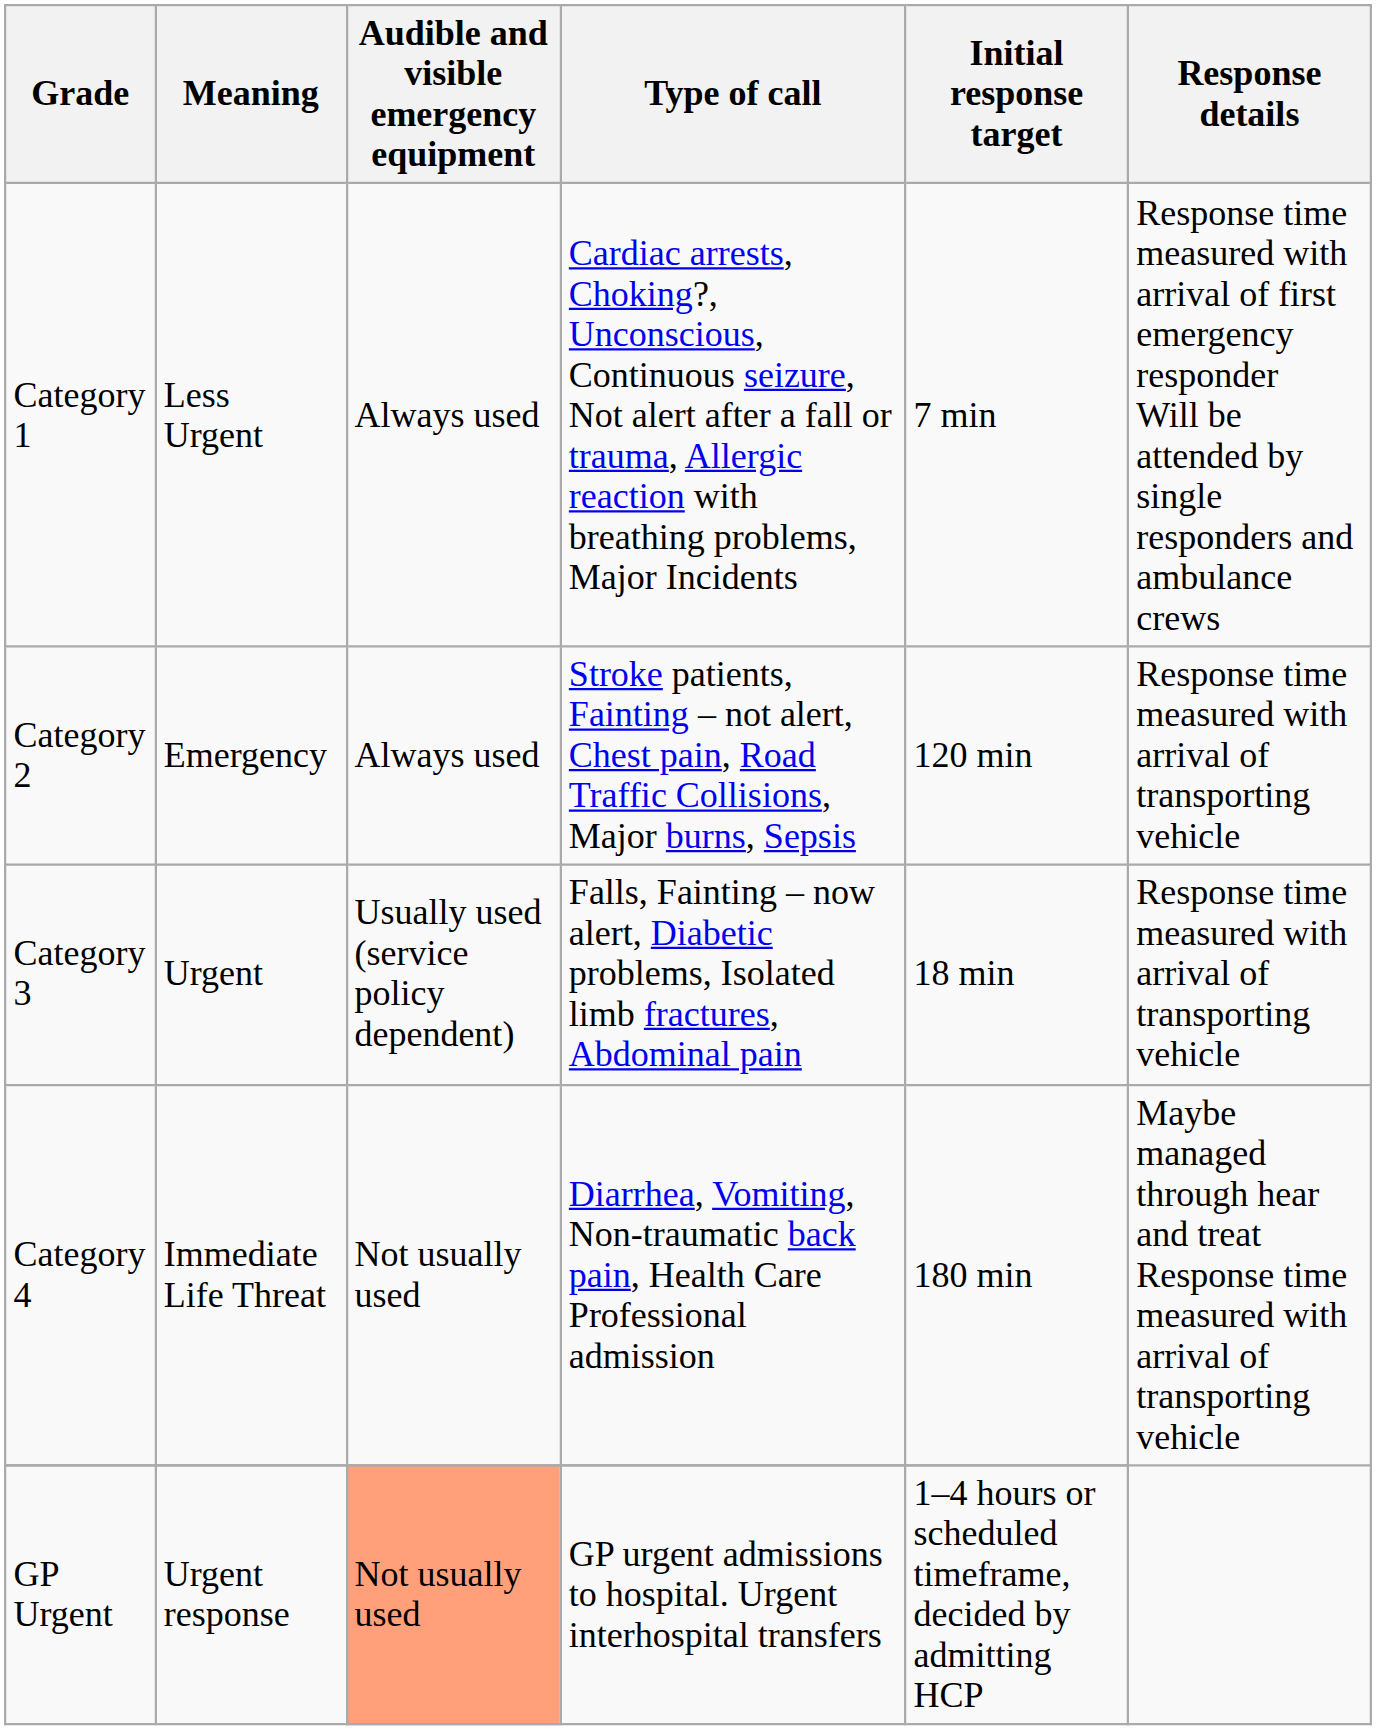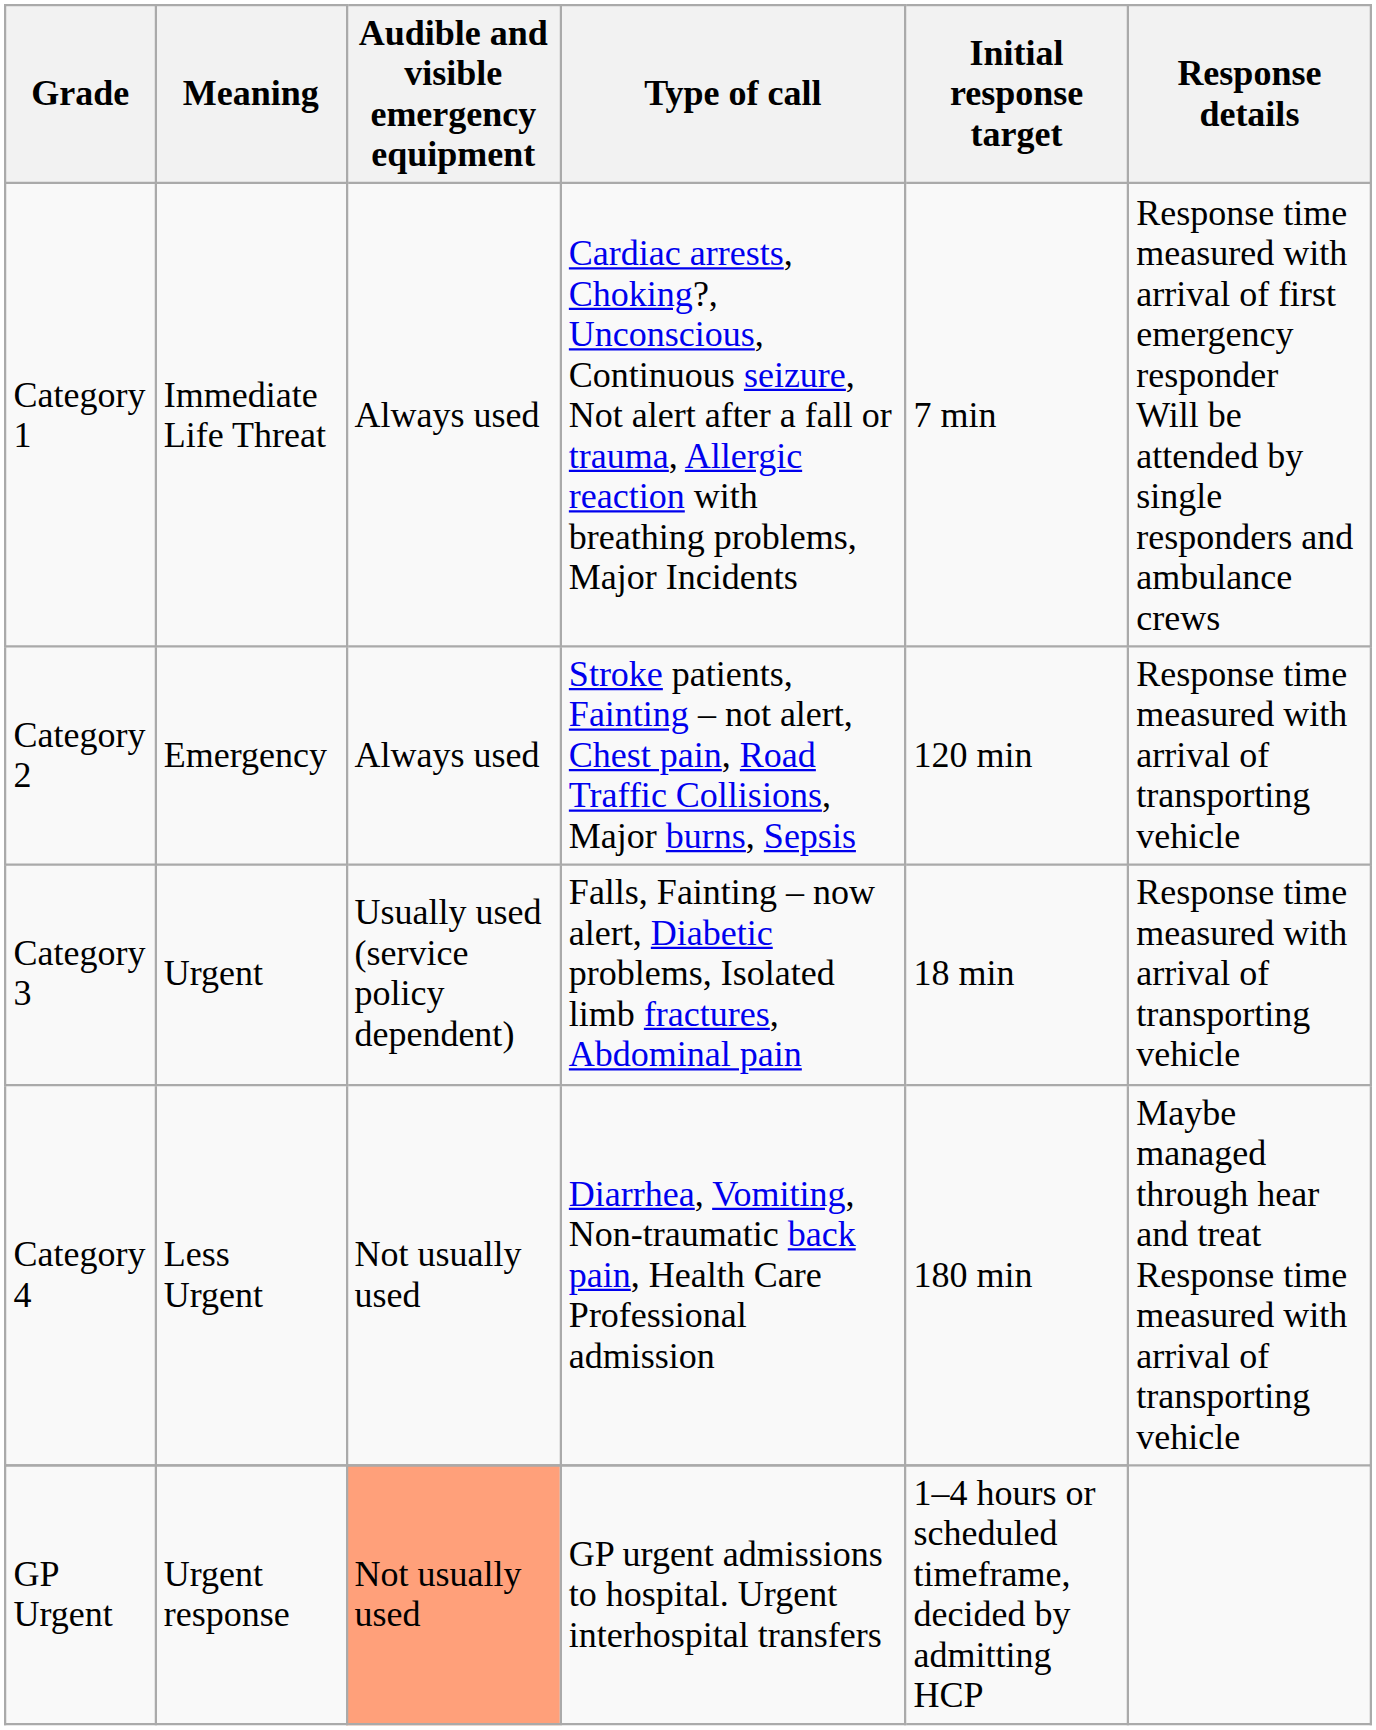(213, 414) Less Urgent -> (245, 414) Immediate Life Threat
(245, 1273) Immediate Life Threat -> (213, 1273) Less Urgent
